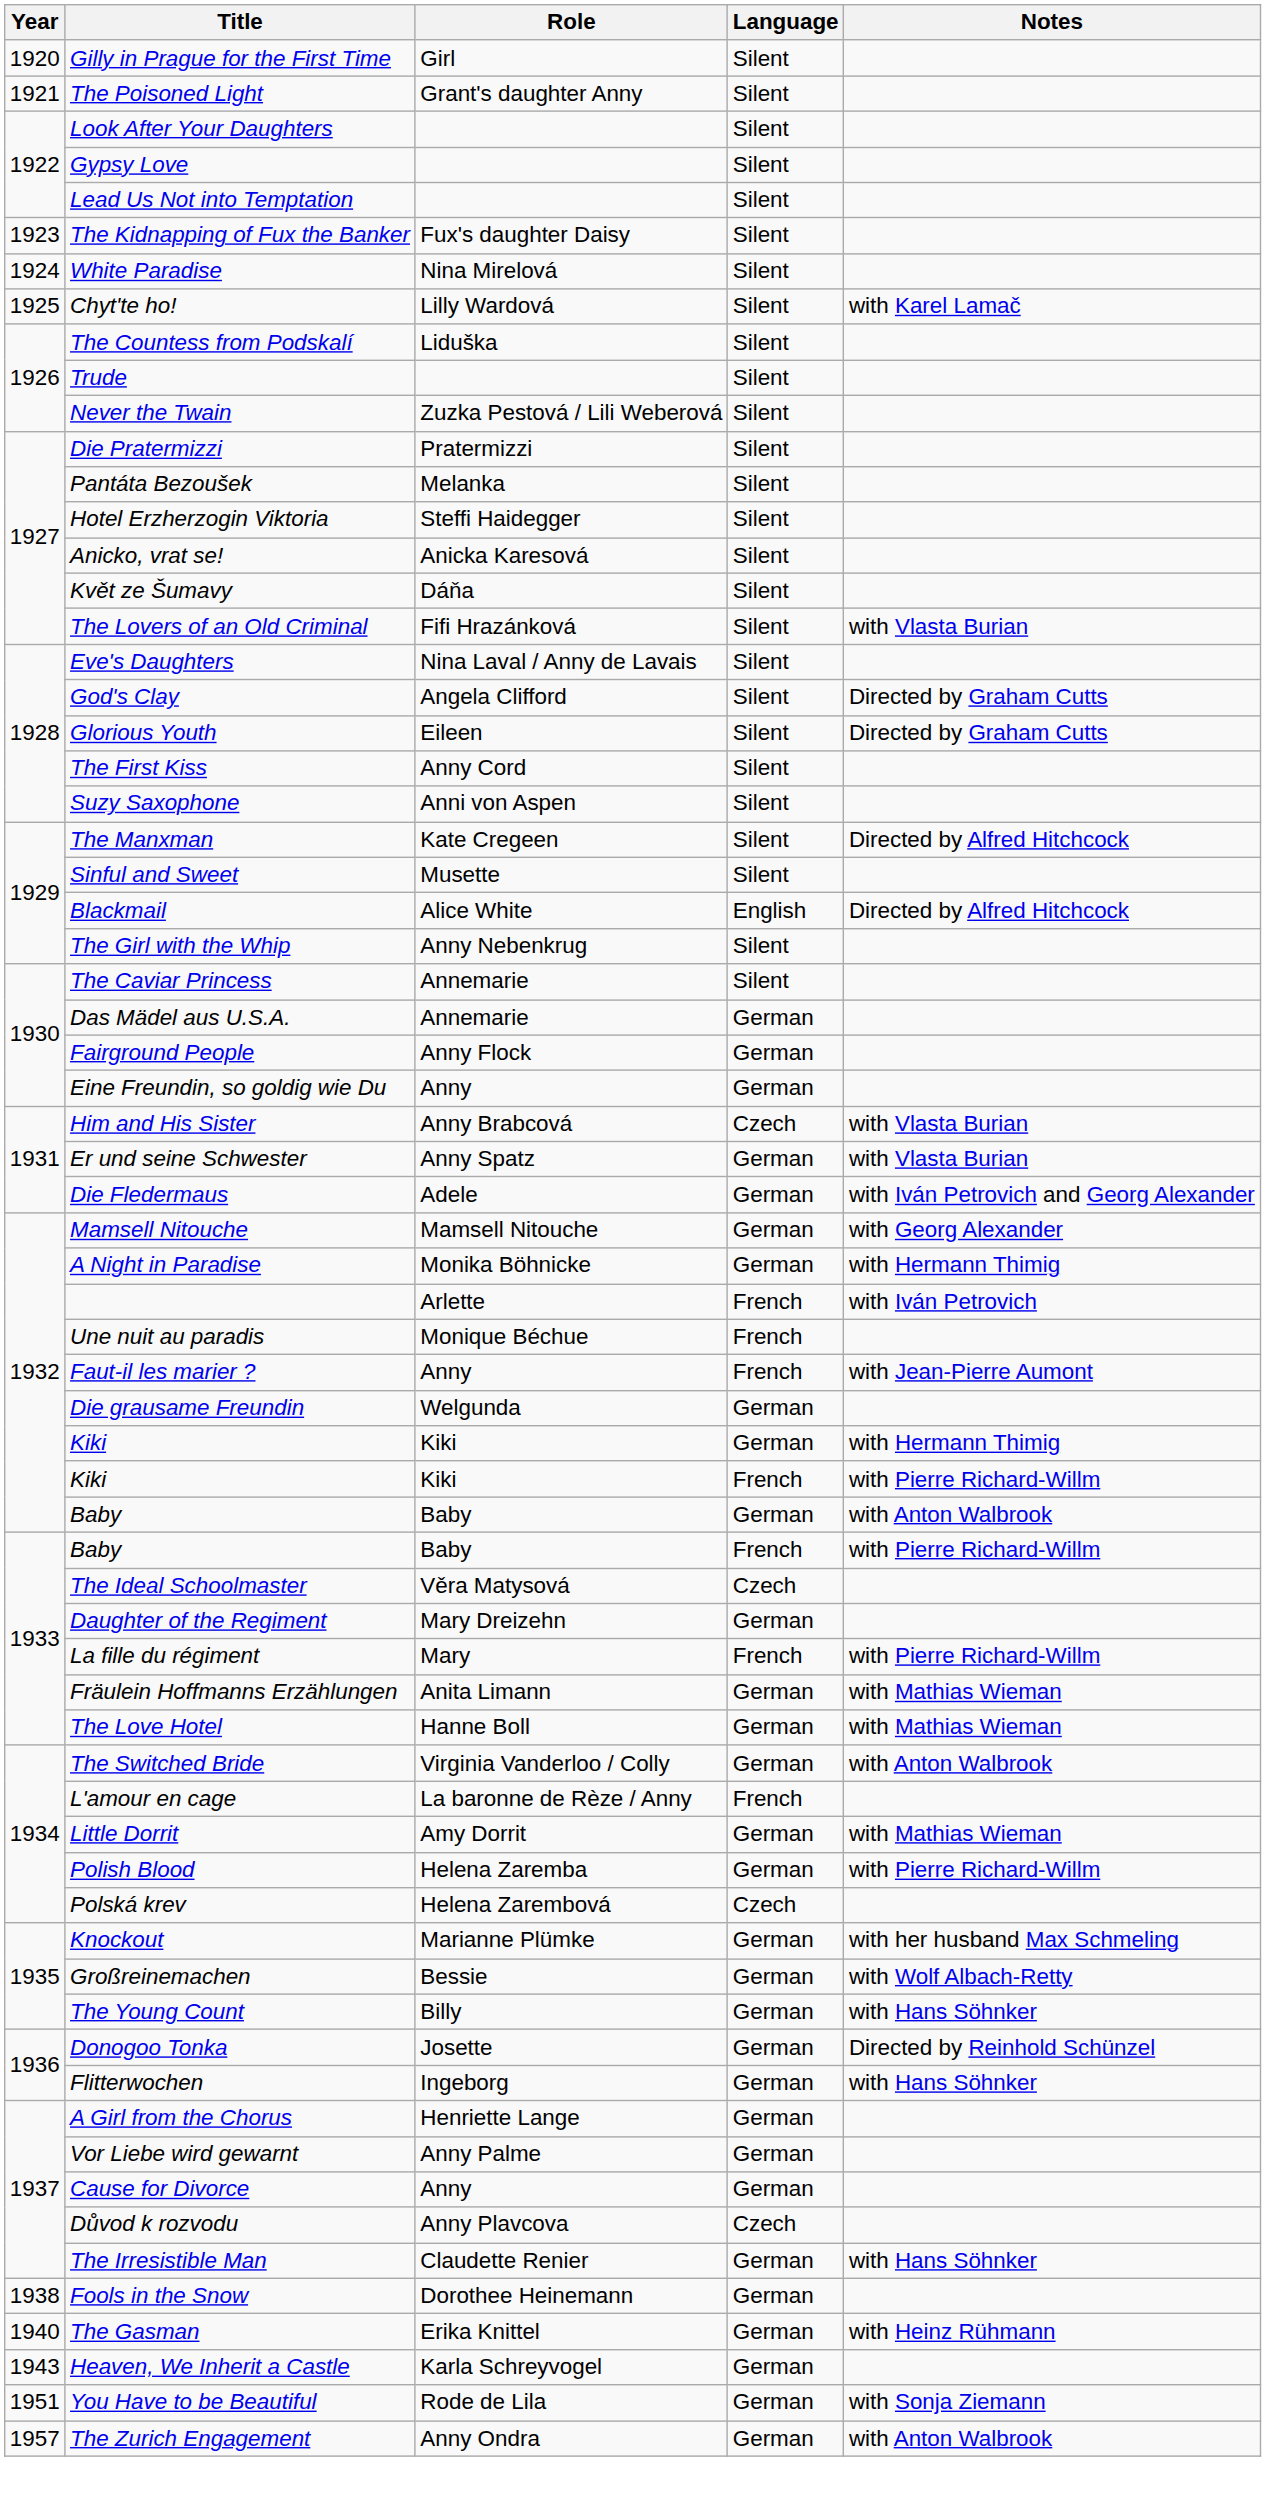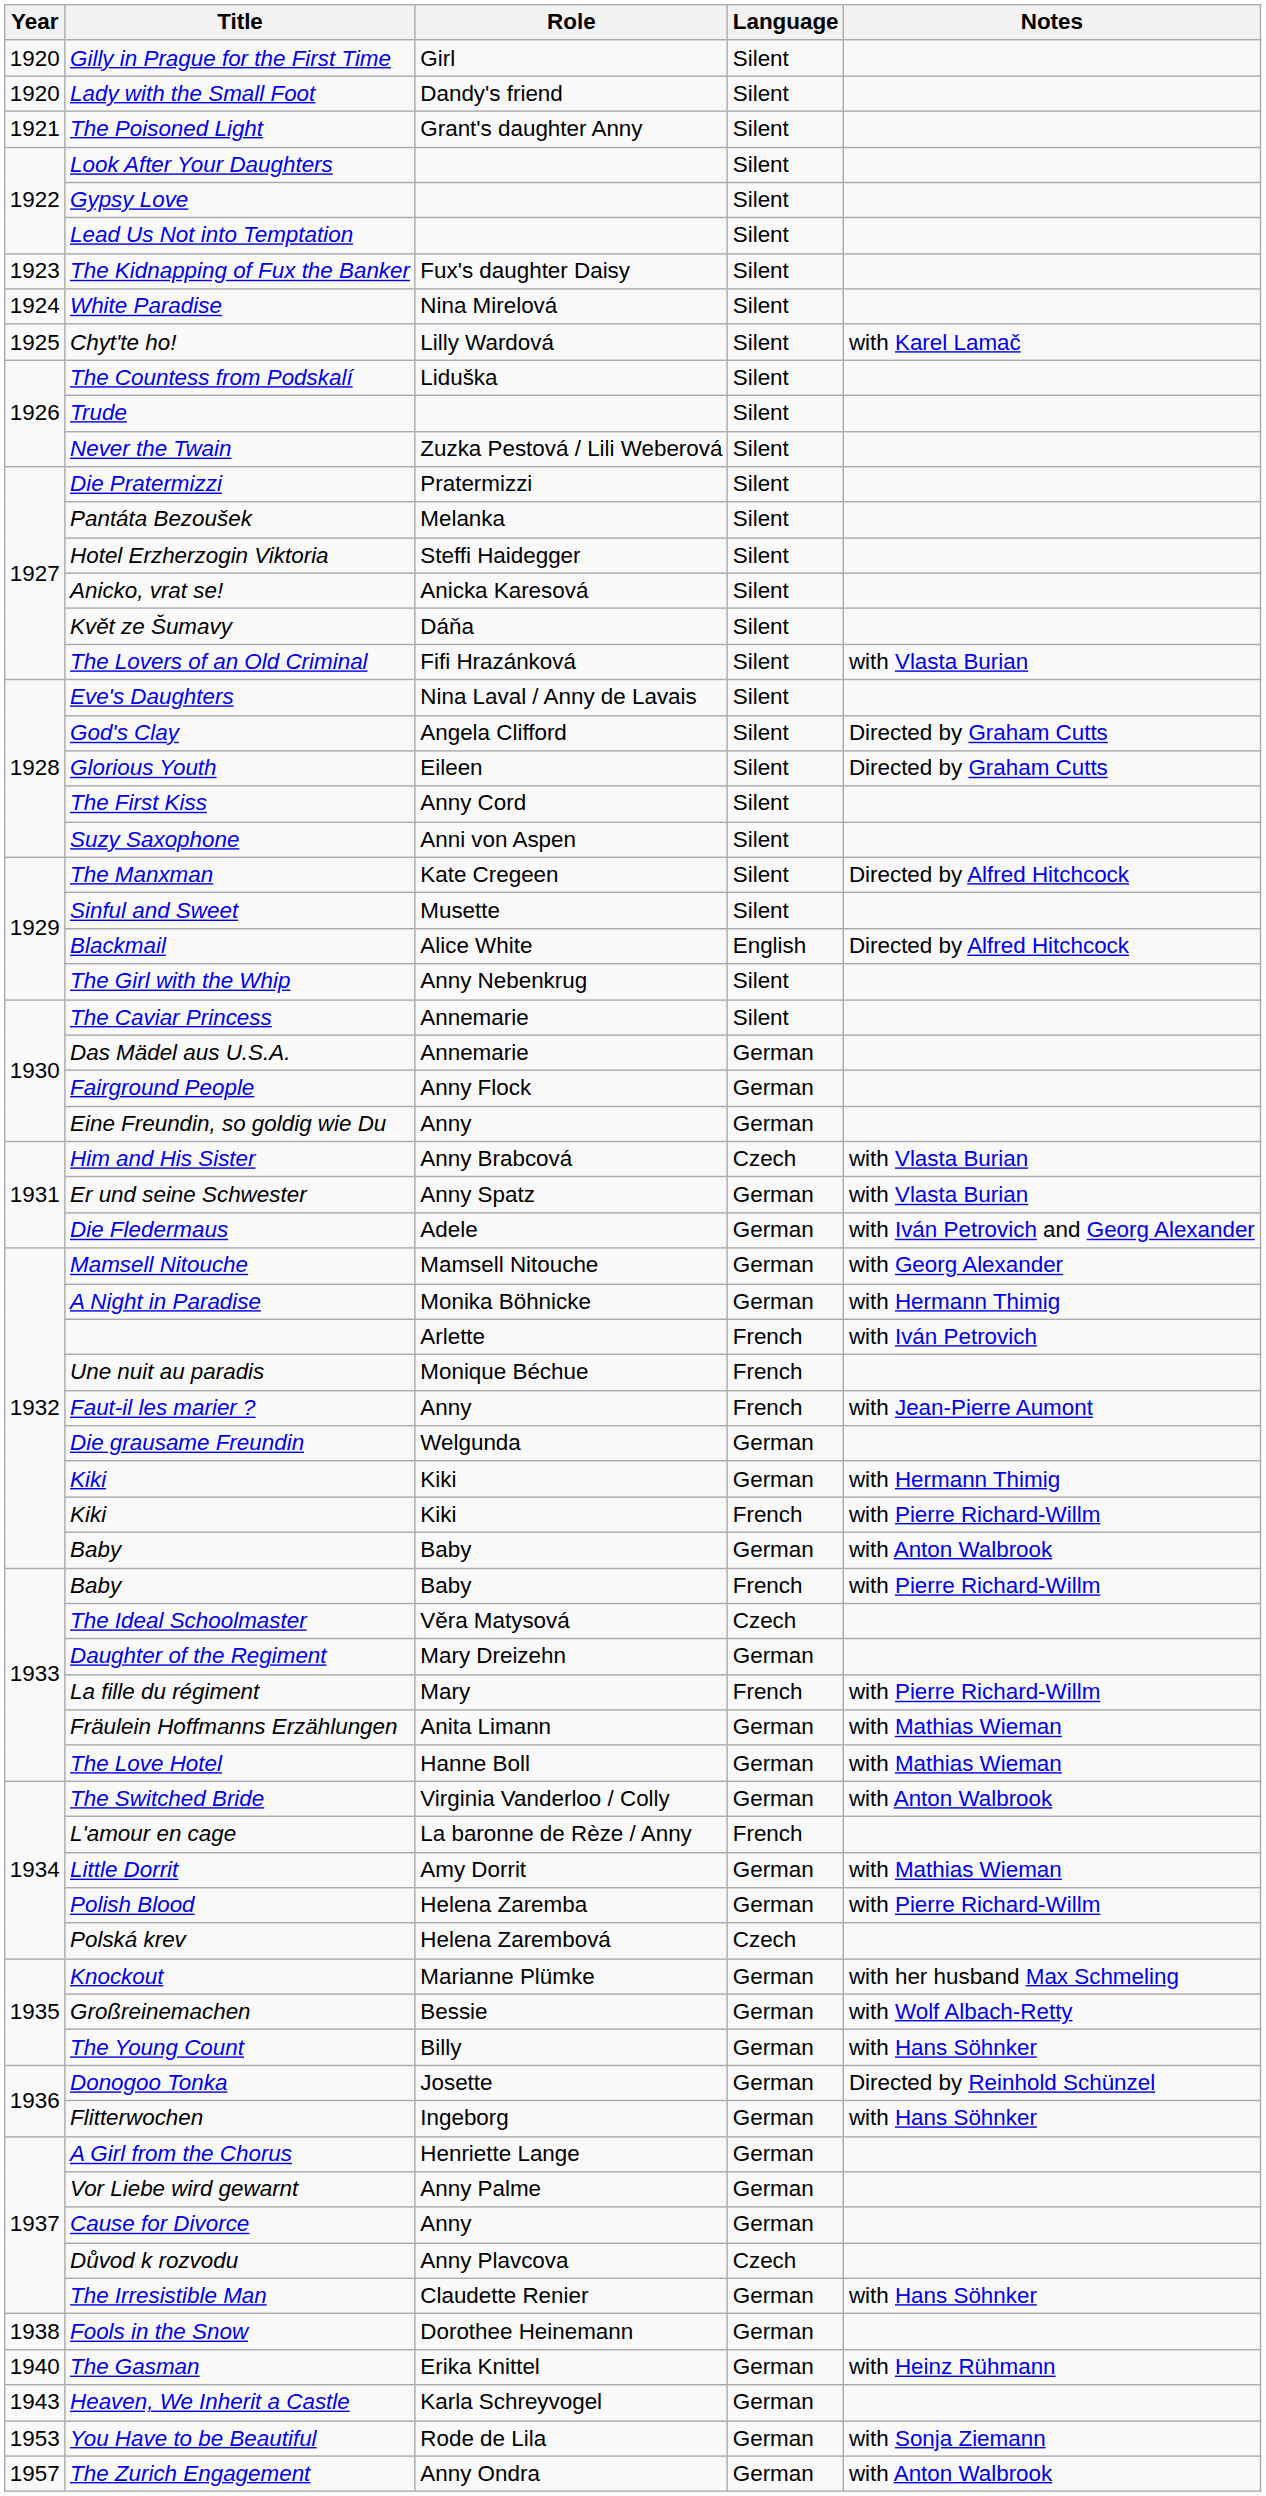+ row: (193, 93)
(35, 2402) 1951 -> (35, 2437) 1953
